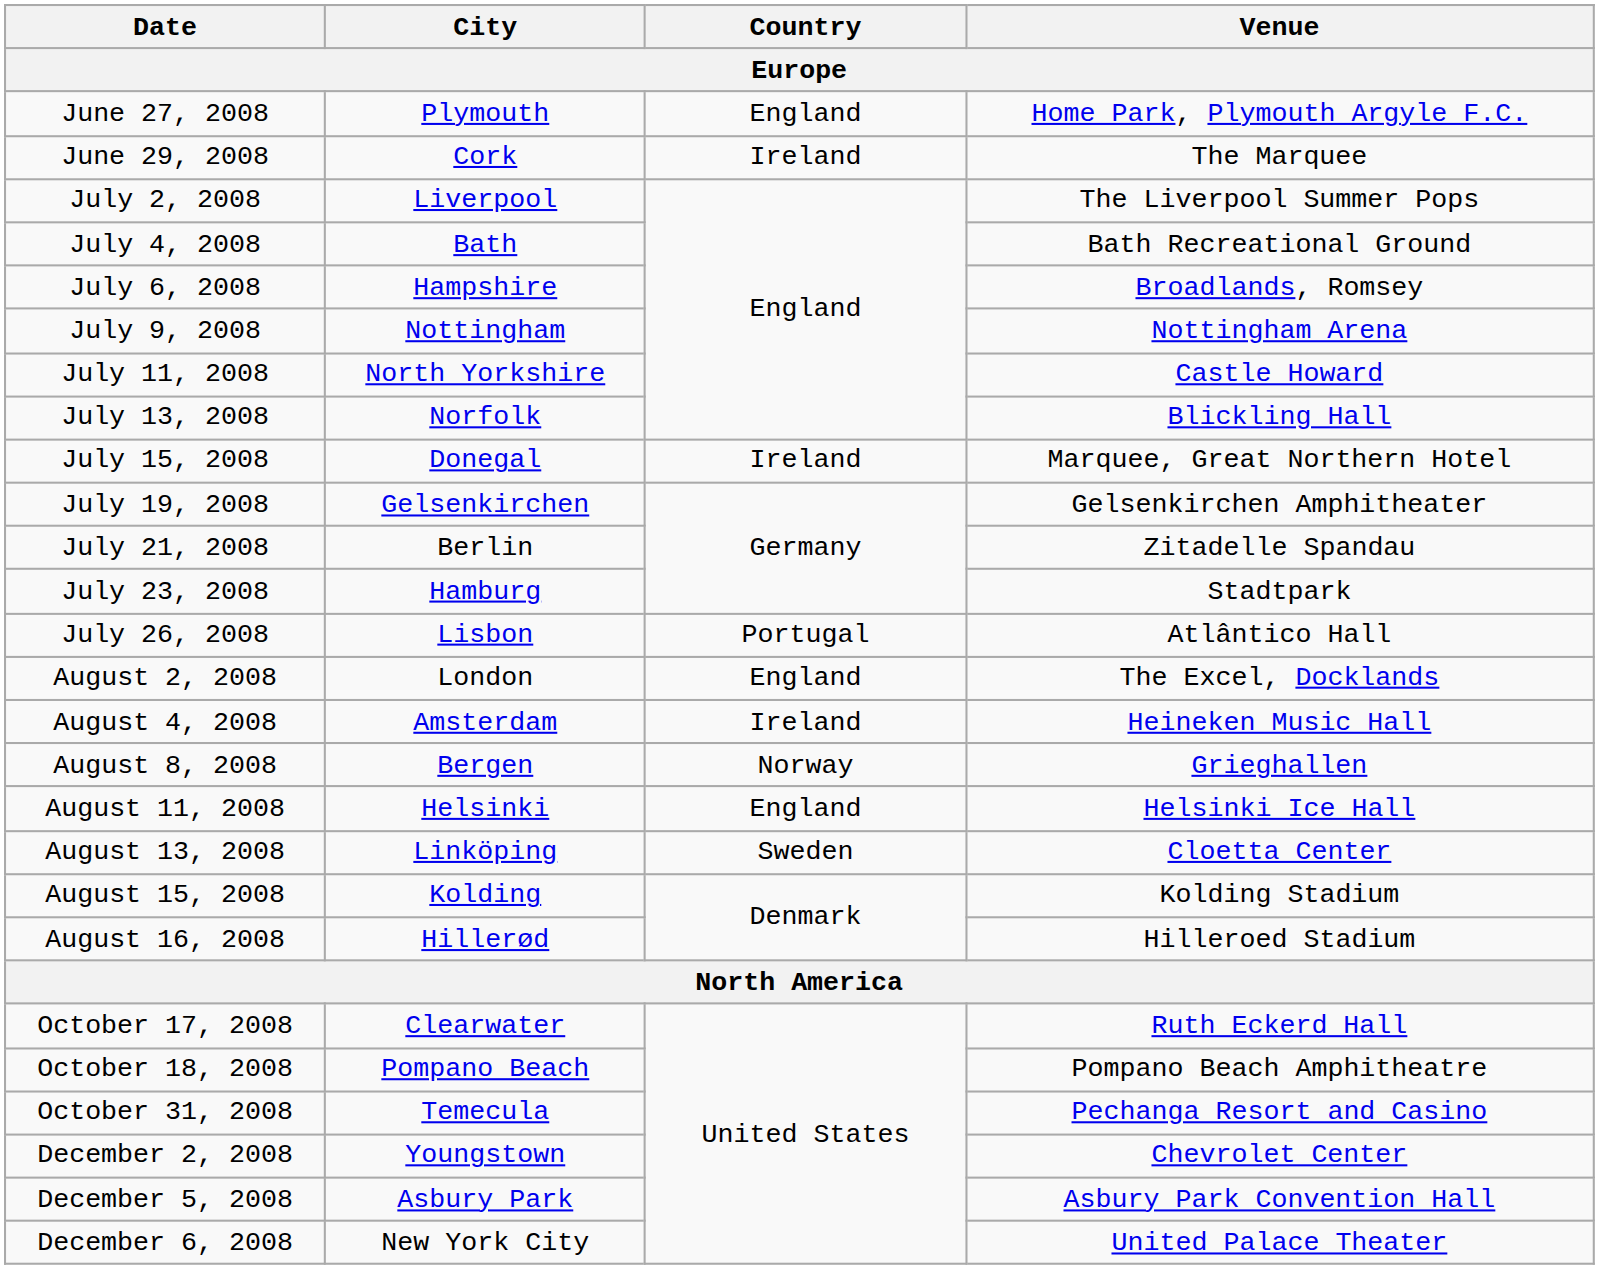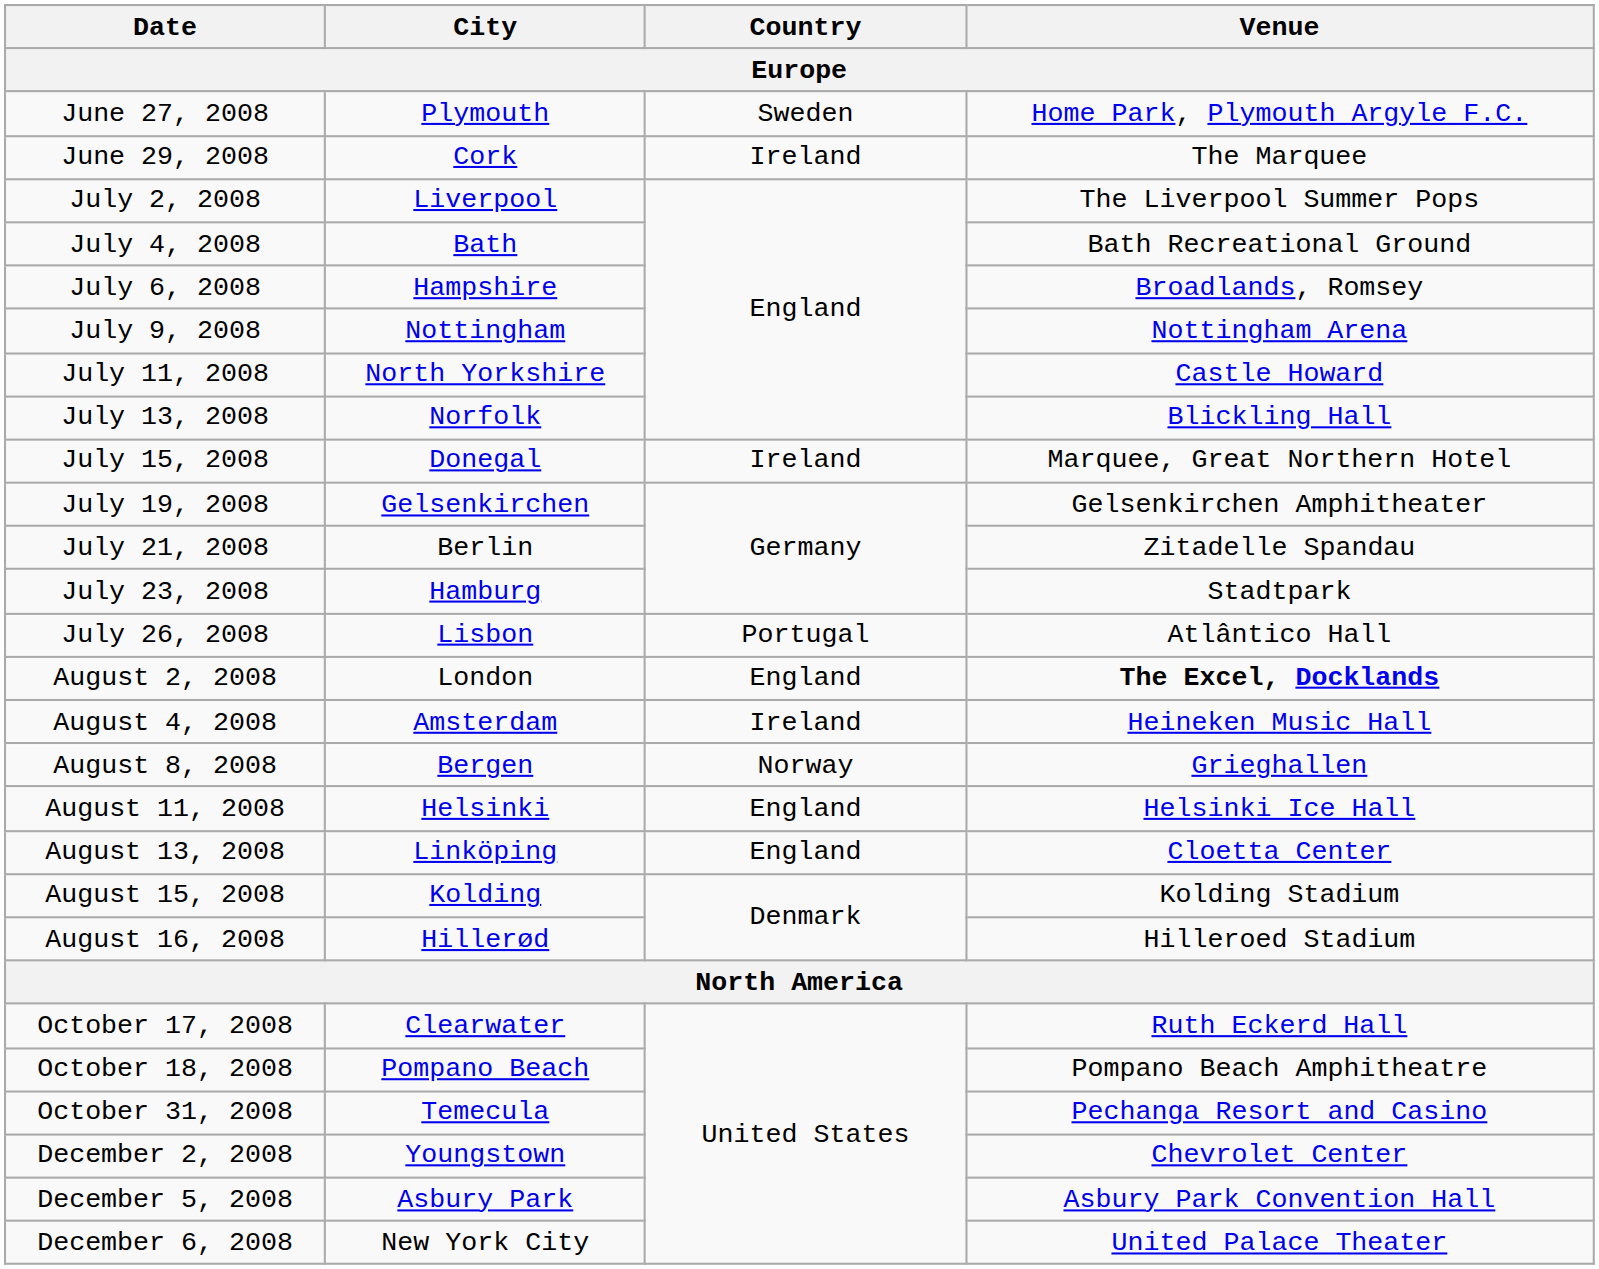(805, 114) England -> (805, 114) Sweden
(1279, 678) normal -> (1279, 678) bold
(805, 852) Sweden -> (805, 852) England
